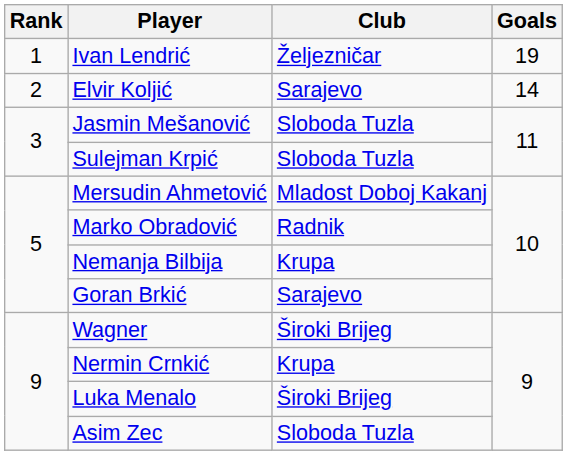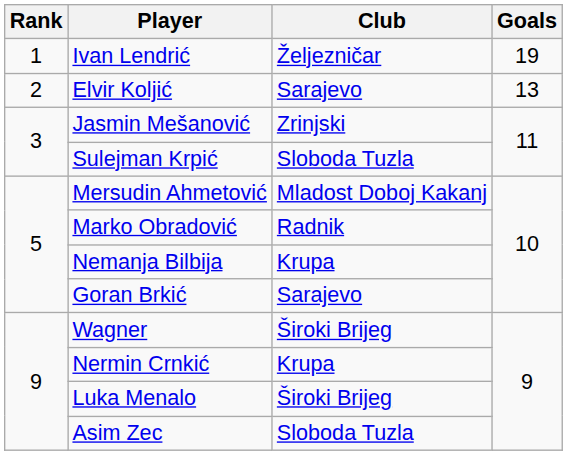(527, 90) 14 -> (527, 90) 13
(345, 124) Sloboda Tuzla -> (311, 124) Zrinjski
